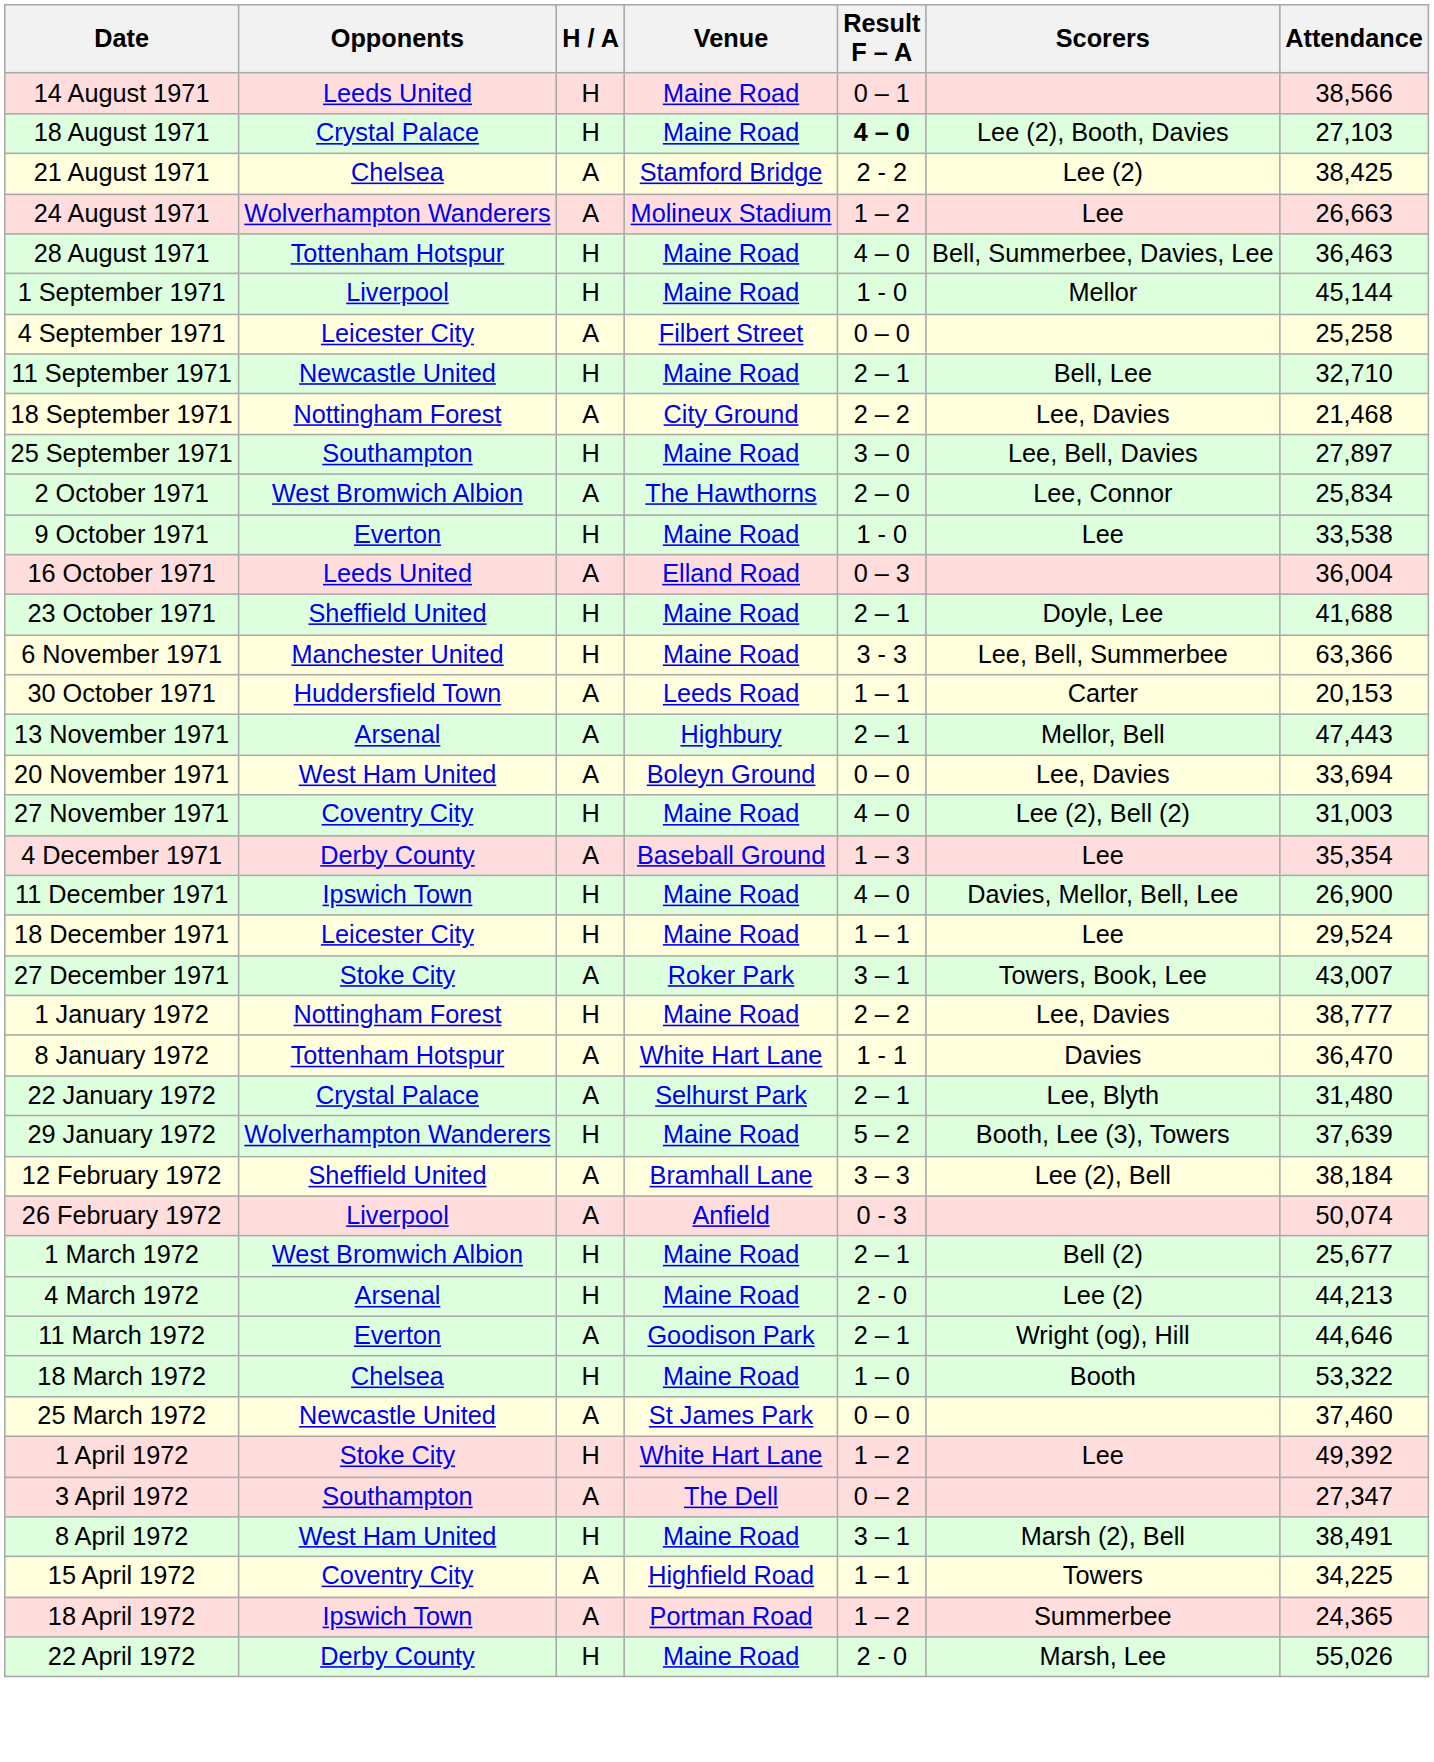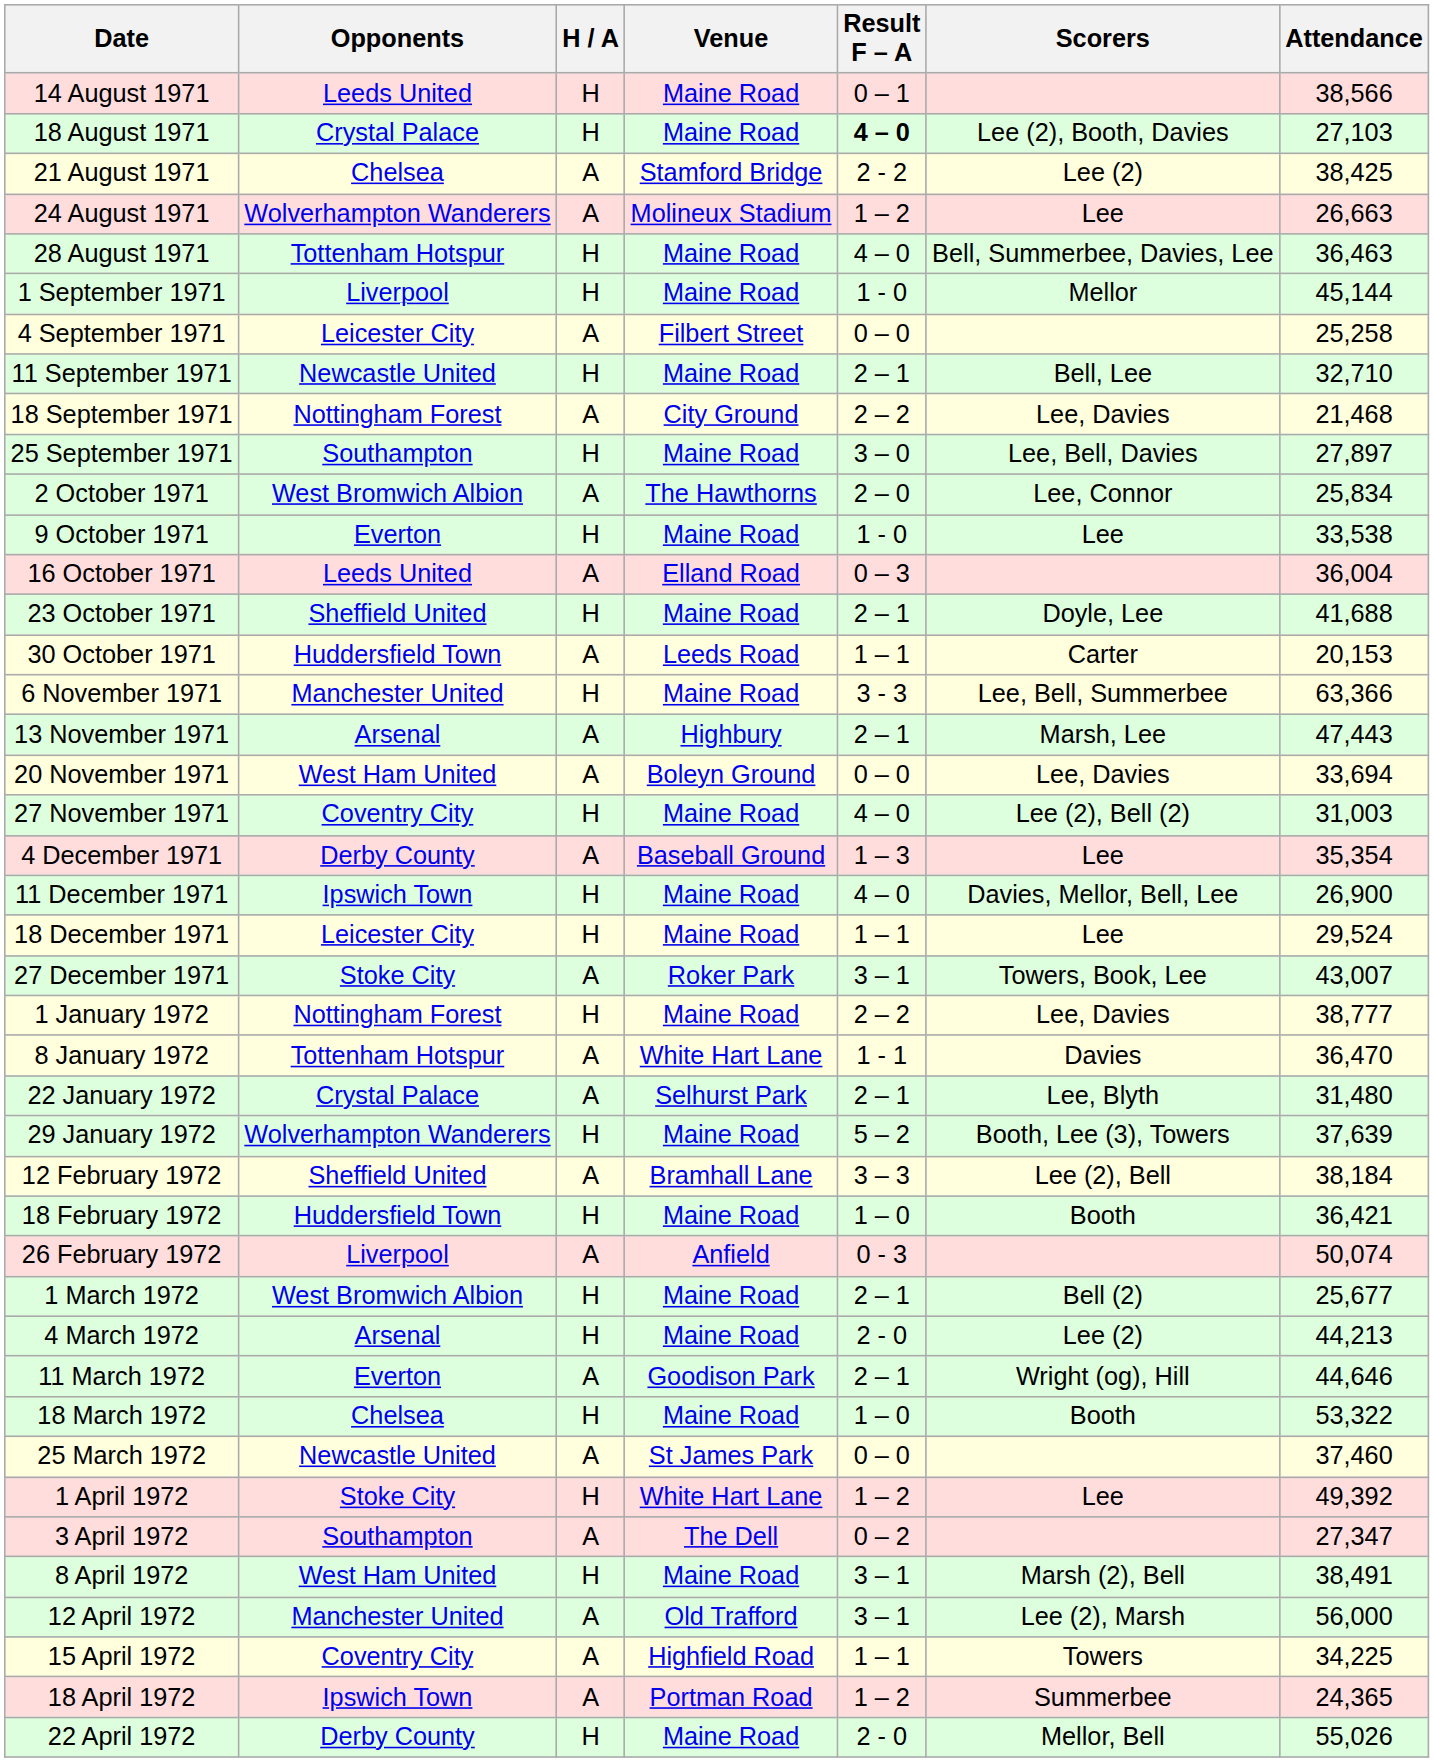rows swapped: (122, 694) <-> (122, 654)
(1103, 734) Mellor, Bell -> (1103, 734) Marsh, Lee
+ row: (122, 1215)
+ row: (122, 1616)
(1103, 1656) Marsh, Lee -> (1103, 1736) Mellor, Bell
